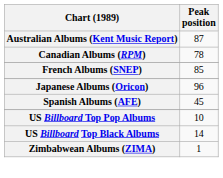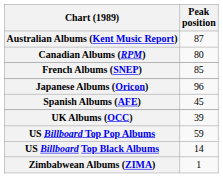(199, 54) 78 -> (199, 54) 80
+ row: (92, 117)
(199, 117) 10 -> (199, 133) 59
